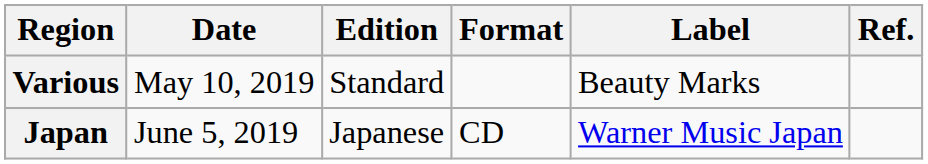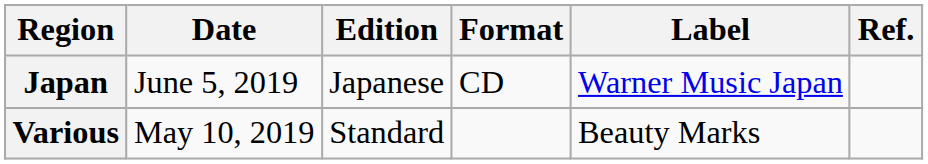rows swapped: (66, 81) <-> (66, 132)
